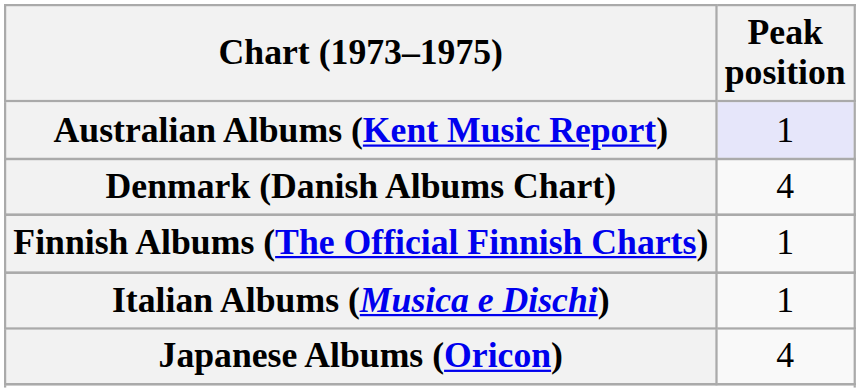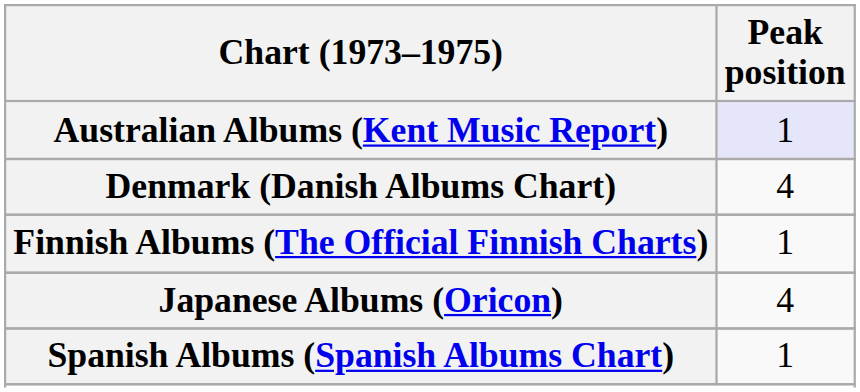- row: (361, 299)
+ row: (361, 355)
